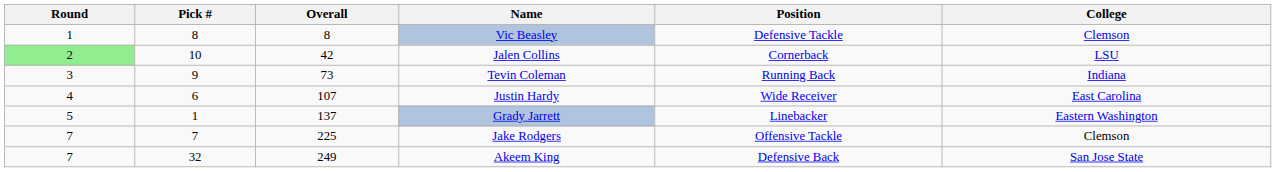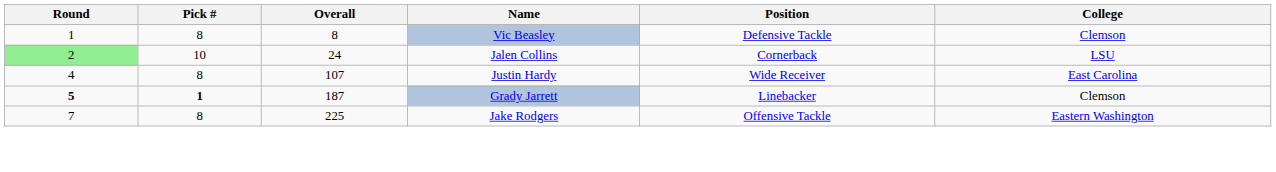(327, 55) 42 -> (335, 55) 24
- row: (527, 75)
(195, 95) 6 -> (200, 75) 8
(70, 116) normal -> (71, 95) bold
(195, 116) normal -> (200, 95) bold
(327, 116) 137 -> (335, 95) 187
(1107, 116) Eastern Washington -> (1103, 95) Clemson
(195, 136) 7 -> (200, 116) 8
(1107, 136) Clemson -> (1103, 116) Eastern Washington
- row: (527, 156)
